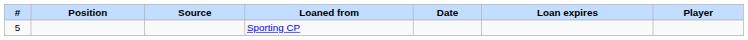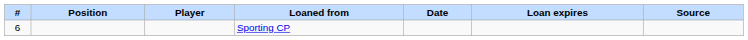columns swapped: (698, 12) <-> (195, 12)
(18, 28) 5 -> (18, 28) 6
